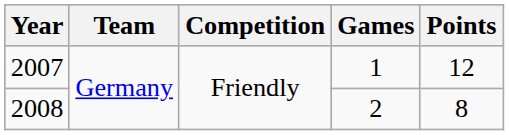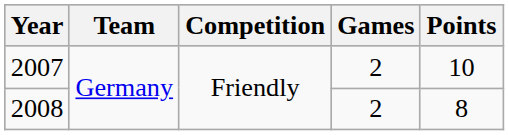(376, 66) 1 -> (376, 66) 2
(462, 66) 12 -> (462, 66) 10
